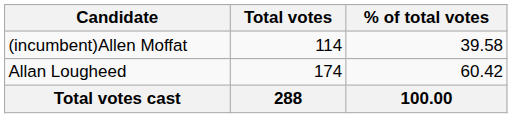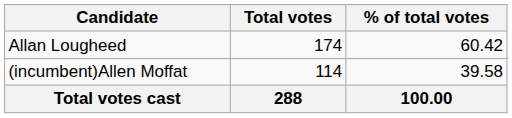rows swapped: (67, 71) <-> (98, 44)
